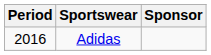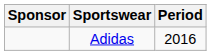columns swapped: (30, 15) <-> (173, 15)
